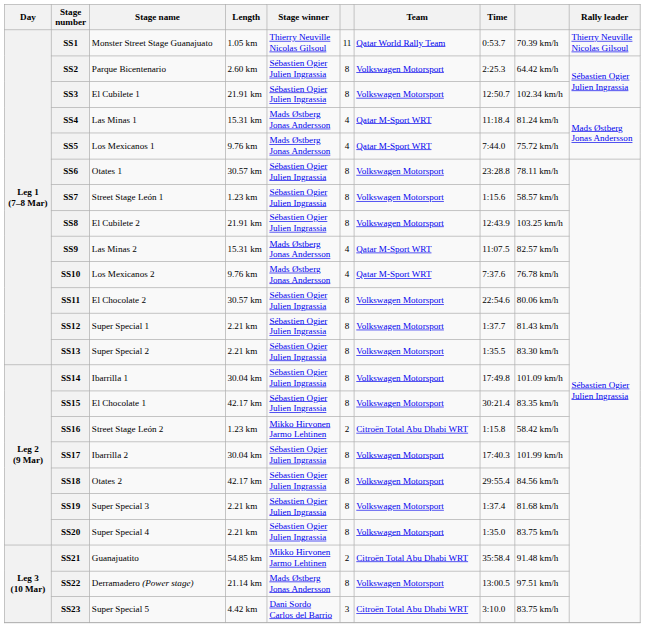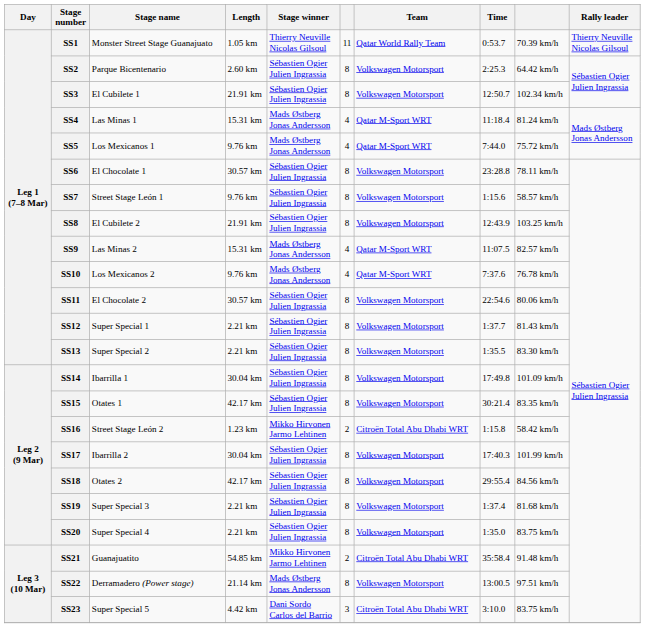(107, 171) Otates 1 -> (119, 171) El Chocolate 1
(242, 197) 1.23 km -> (242, 197) 9.76 km
(119, 403) El Chocolate 1 -> (107, 403) Otates 1
